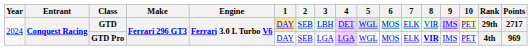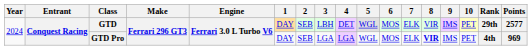(514, 24) 2717 -> (514, 24) 2577
